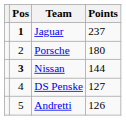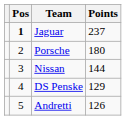(21, 68) bold -> (21, 68) normal
(97, 86) 127 -> (97, 86) 129
